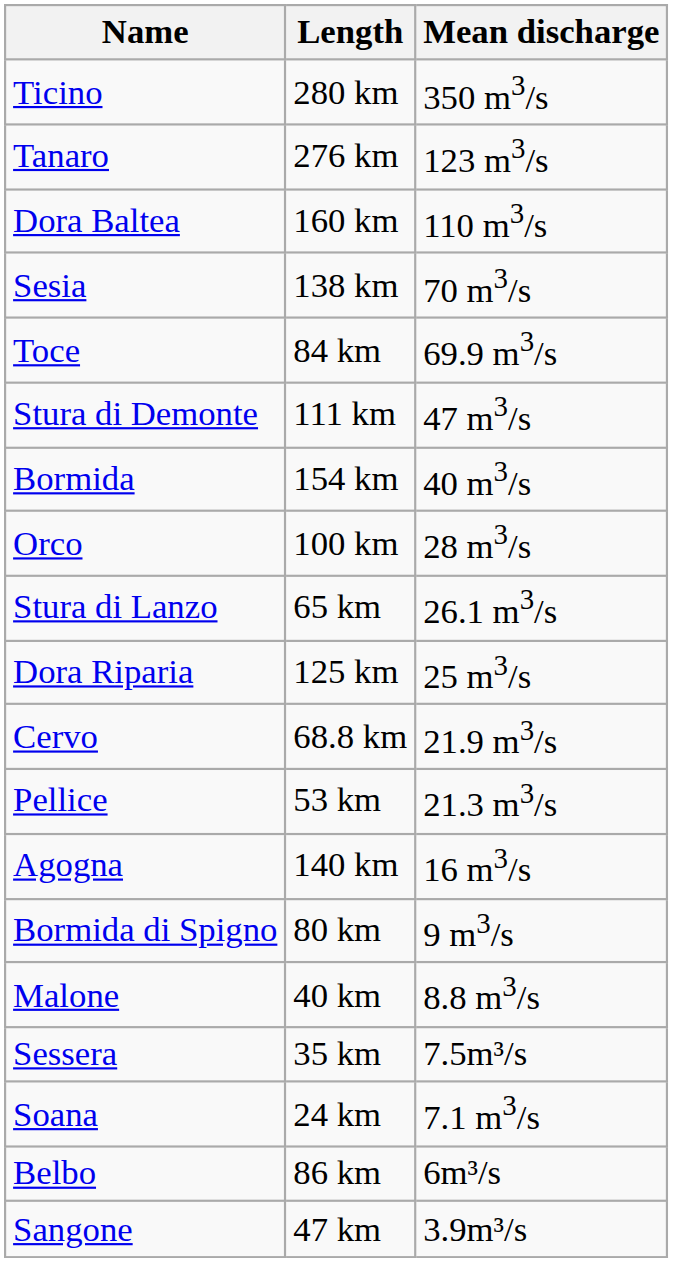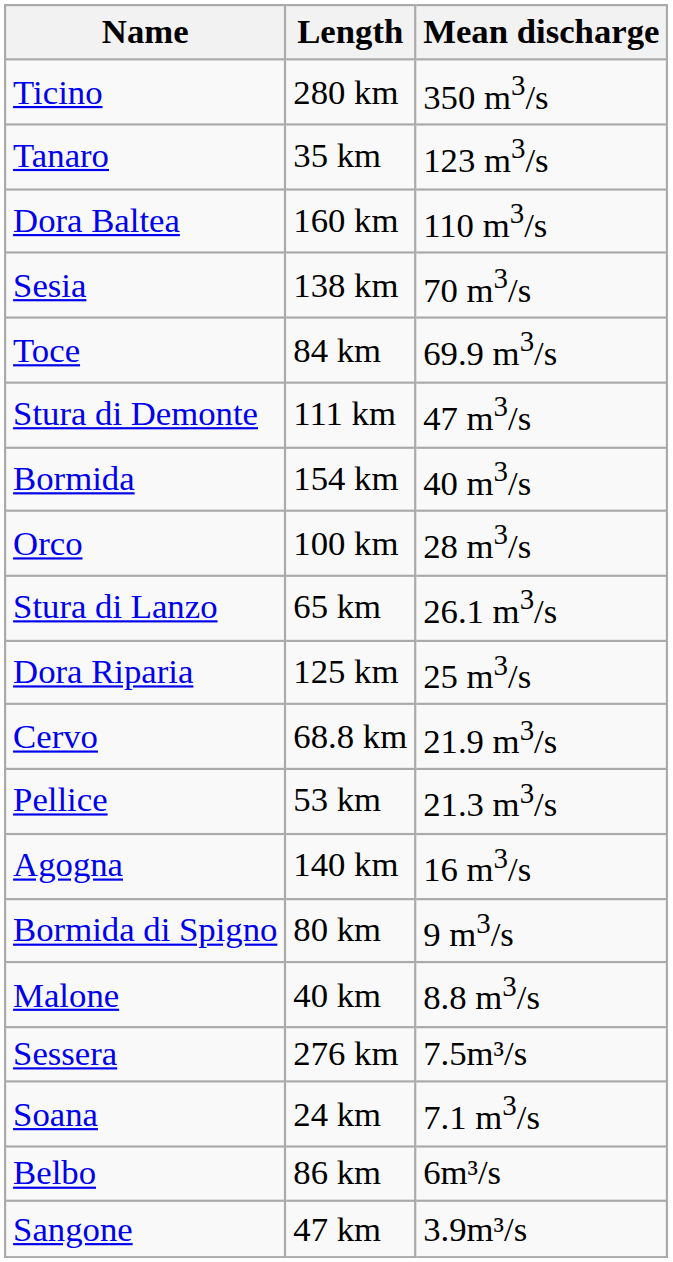(346, 156) 276 km -> (337, 156) 35 km
(337, 1053) 35 km -> (346, 1053) 276 km
